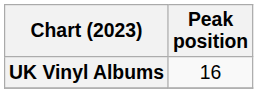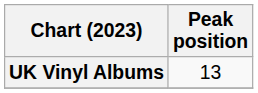(211, 72) 16 -> (211, 72) 13
